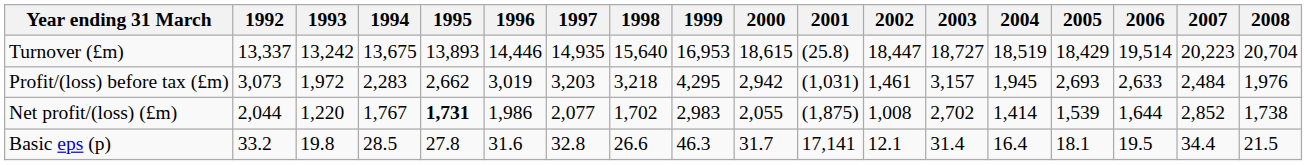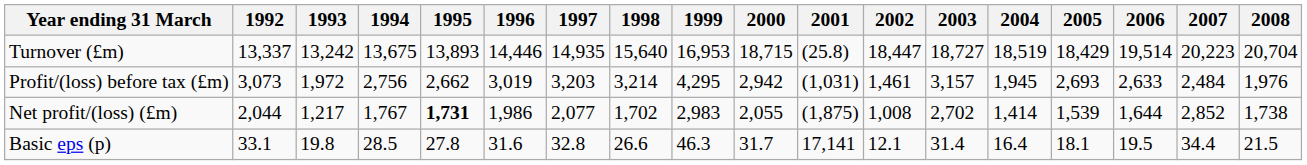(766, 50) 18,615 -> (766, 50) 18,715
(385, 81) 2,283 -> (385, 81) 2,756
(636, 81) 3,218 -> (636, 81) 3,214
(322, 112) 1,220 -> (322, 112) 1,217
(255, 143) 33.2 -> (255, 143) 33.1
